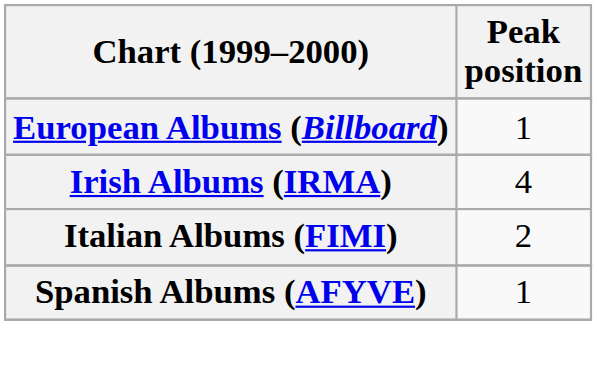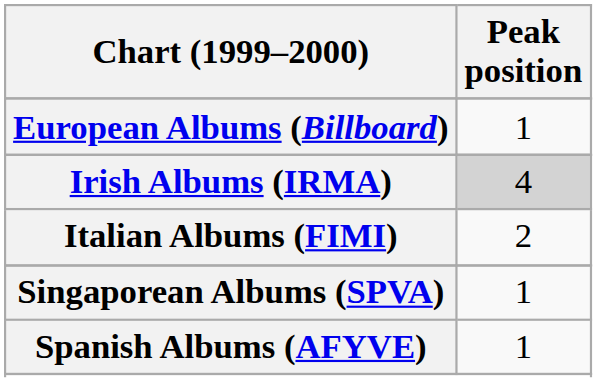(523, 181) no background -> (523, 181) lightgrey background
+ row: (231, 291)
